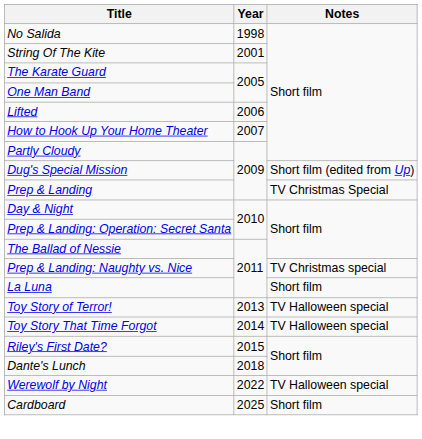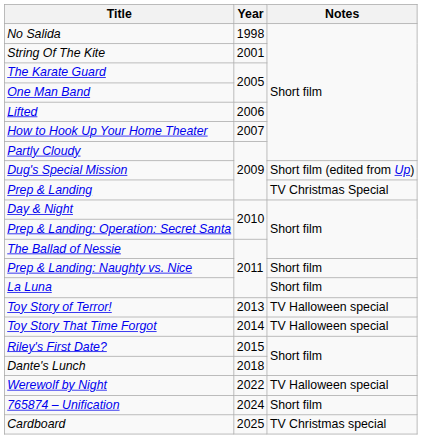(328, 268) TV Christmas special -> (296, 268) Short film
+ row: (63, 405)
(296, 405) Short film -> (328, 424) TV Christmas special
